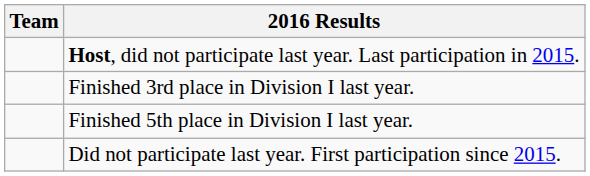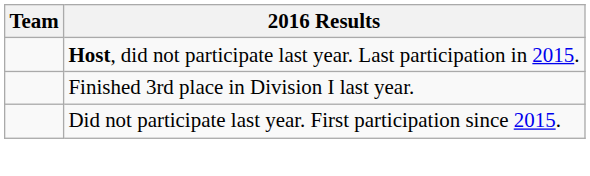- row: (241, 120)
